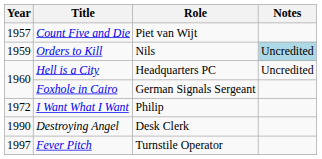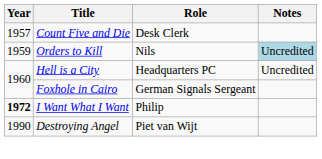(166, 32) Piet van Wijt -> (162, 32) Desk Clerk
(19, 107) normal -> (19, 107) bold
(162, 126) Desk Clerk -> (166, 126) Piet van Wijt
- row: (64, 145)
